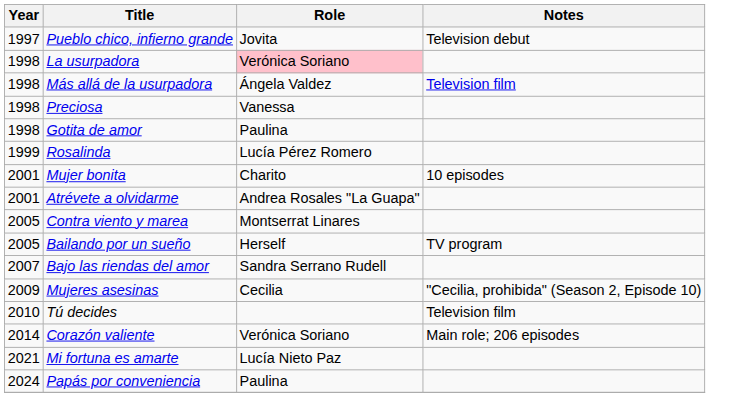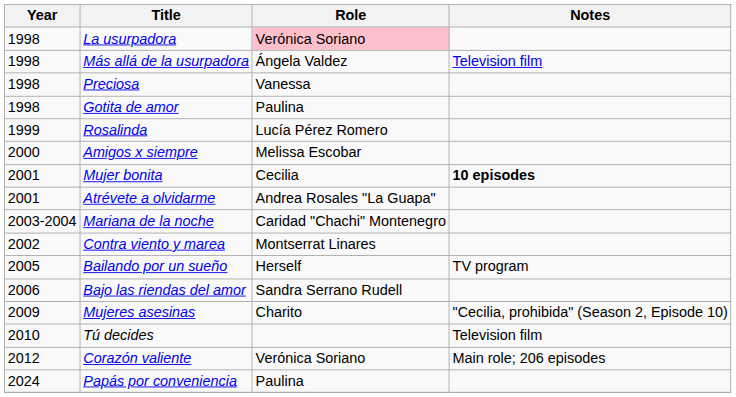- row: (140, 38)
+ row: (140, 152)
(263, 175) Charito -> (277, 175) Cecilia
(465, 175) normal -> (494, 175) bold
+ row: (149, 221)
(24, 221) 2005 -> (24, 244) 2002
(24, 267) 2007 -> (24, 289) 2006
(261, 289) Cecilia -> (279, 312) Charito
(24, 335) 2014 -> (24, 358) 2012
- row: (112, 358)
